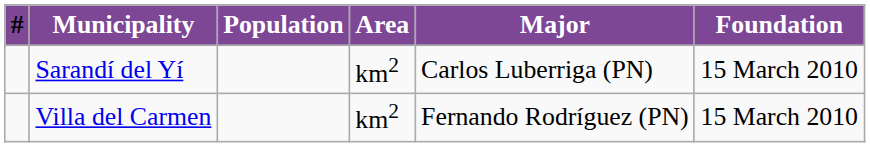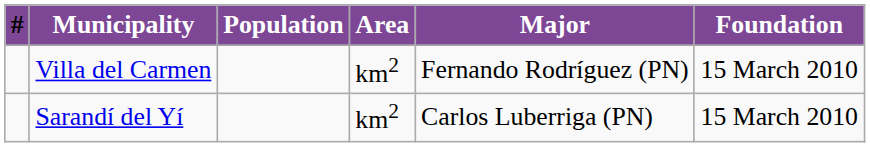rows swapped: (109, 69) <-> (123, 117)
